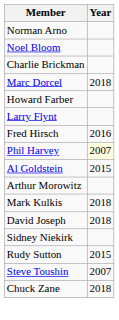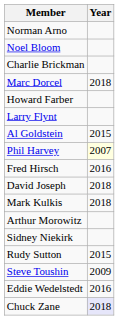rows swapped: (35, 168) <-> (33, 133)
rows swapped: (36, 220) <-> (44, 185)
(100, 271) 2007 -> (100, 271) 2009
+ row: (45, 289)
(100, 289) no background -> (100, 306) lavender background
